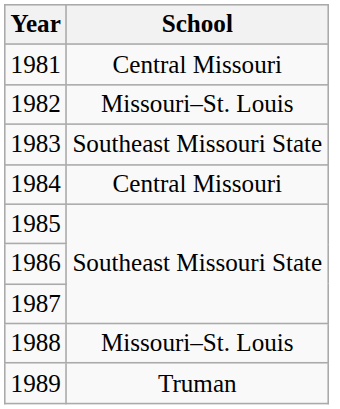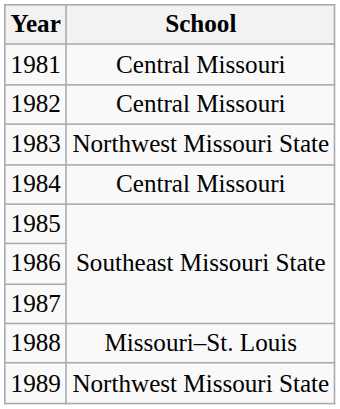(197, 104) Missouri–St. Louis -> (201, 104) Central Missouri
(197, 143) Southeast Missouri State -> (201, 143) Northwest Missouri State
(197, 382) Truman -> (201, 382) Northwest Missouri State
